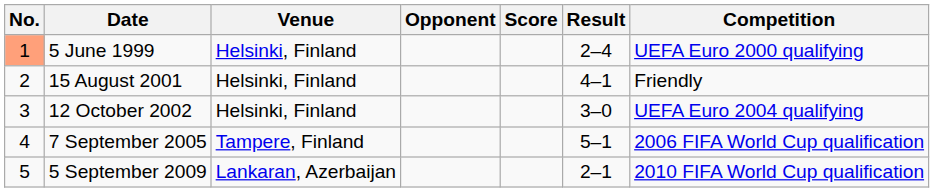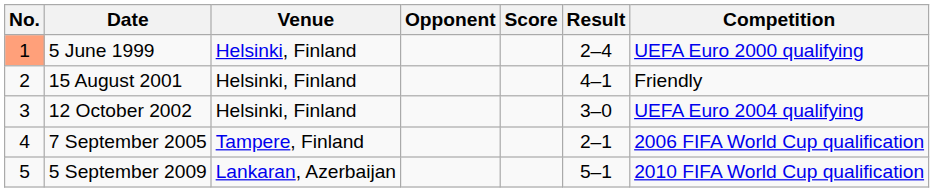(596, 141) 5–1 -> (596, 141) 2–1
(596, 171) 2–1 -> (596, 171) 5–1
